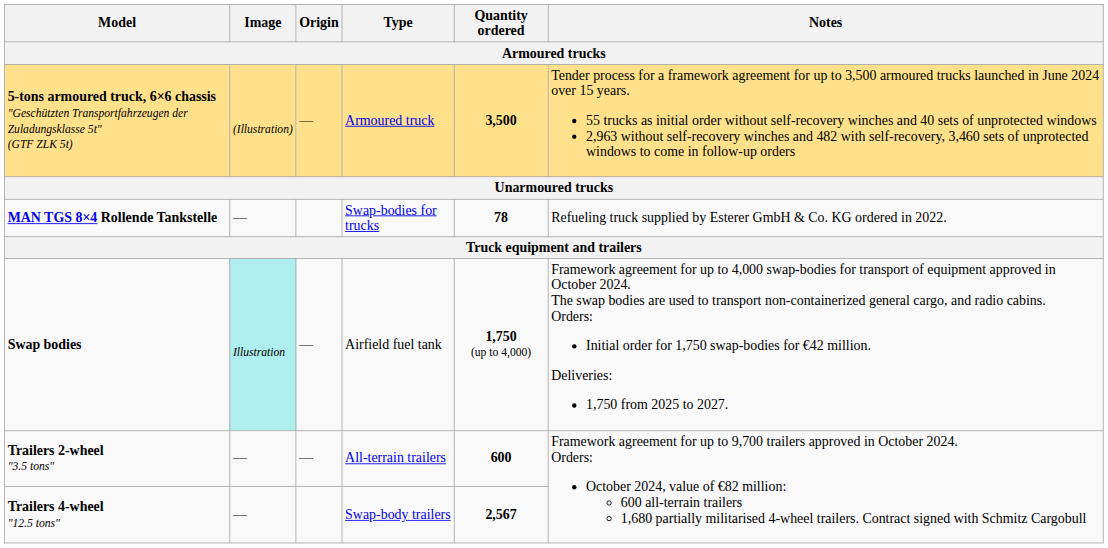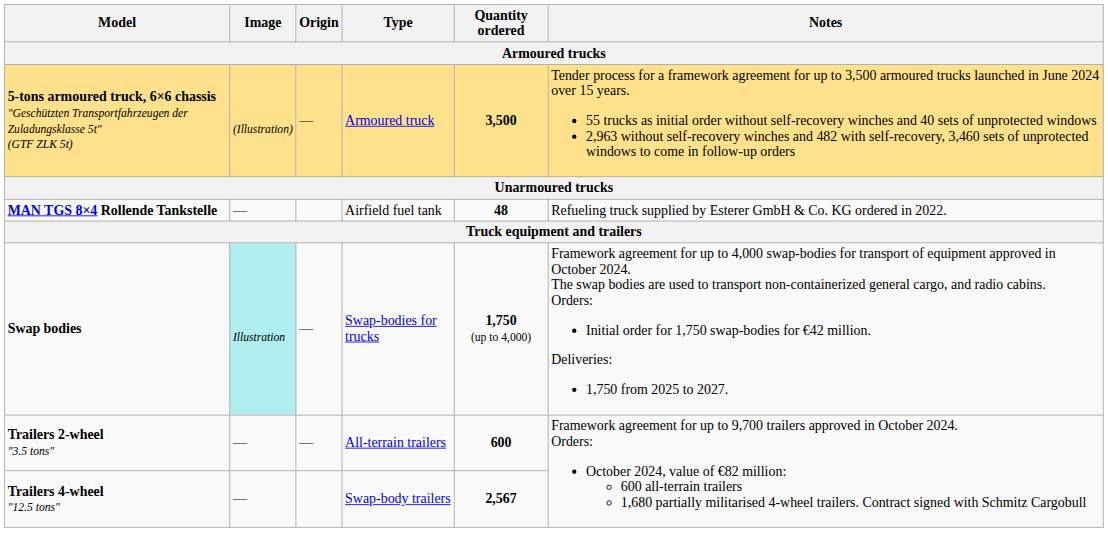(391, 217) Swap-bodies for trucks -> (393, 209) Airfield fuel tank
(501, 217) 78 -> (501, 209) 48
(393, 344) Airfield fuel tank -> (391, 328) Swap-bodies for trucks
